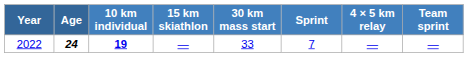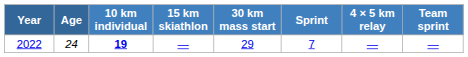(71, 44) bold -> (71, 44) normal
(247, 44) 33 -> (247, 44) 29
